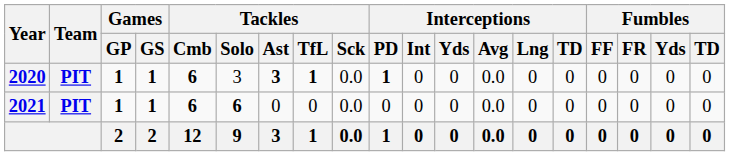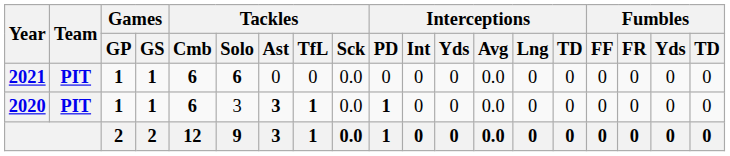rows swapped: (27, 77) <-> (27, 106)
